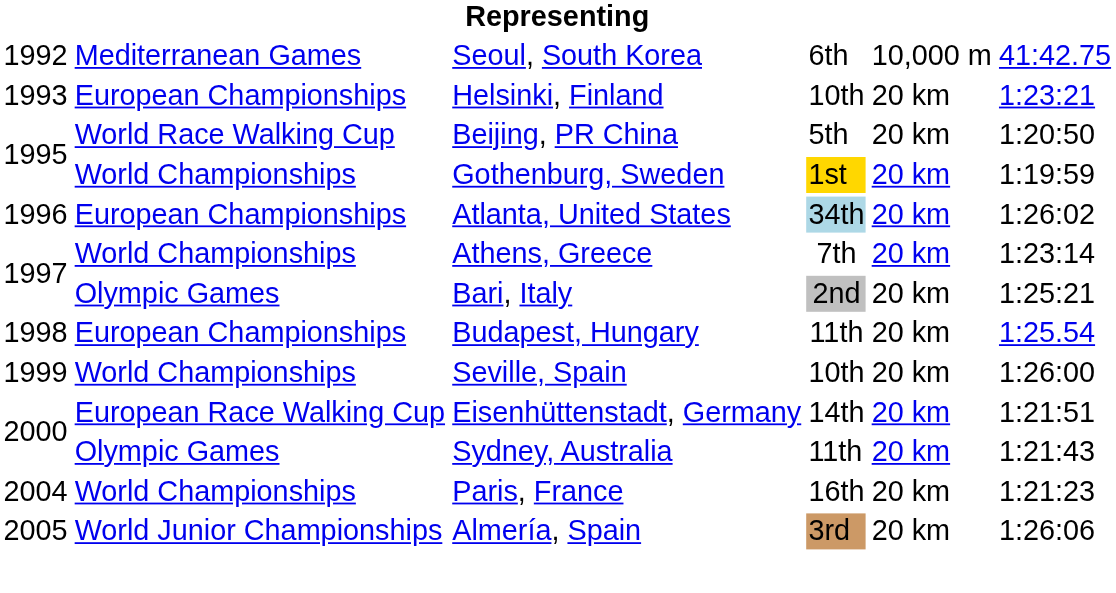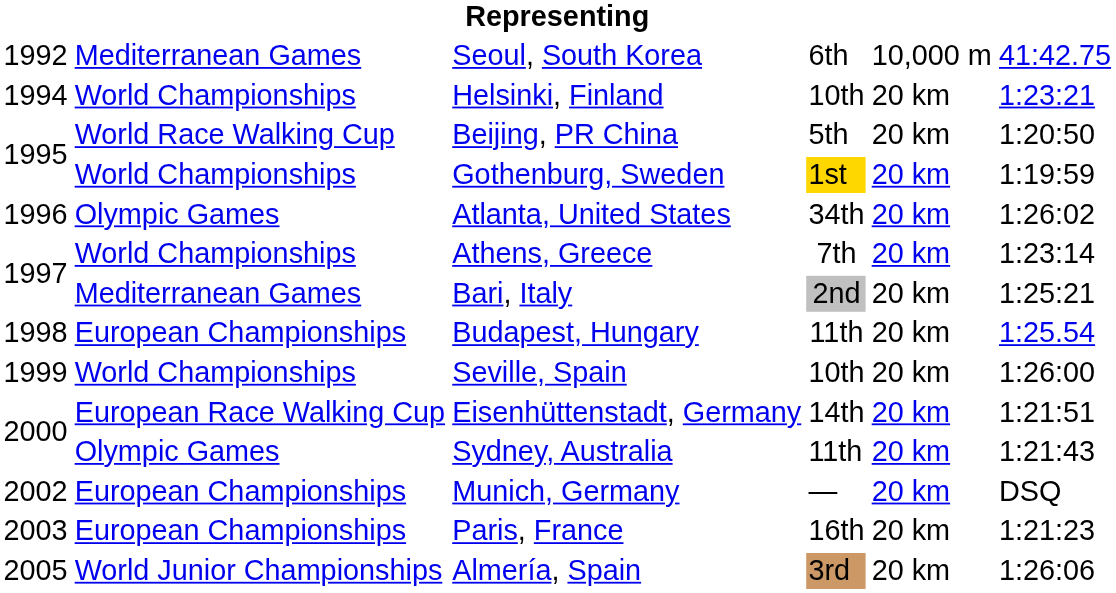(35, 95) 1993 -> (35, 95) 1994
(240, 95) European Championships -> (215, 95) World Championships
(240, 214) European Championships -> (177, 214) Olympic Games
(836, 214) lightblue background -> (836, 214) no background
(177, 293) Olympic Games -> (218, 293) Mediterranean Games
+ row: (566, 491)
(35, 491) 2004 -> (35, 530) 2003
(215, 491) World Championships -> (240, 530) European Championships
